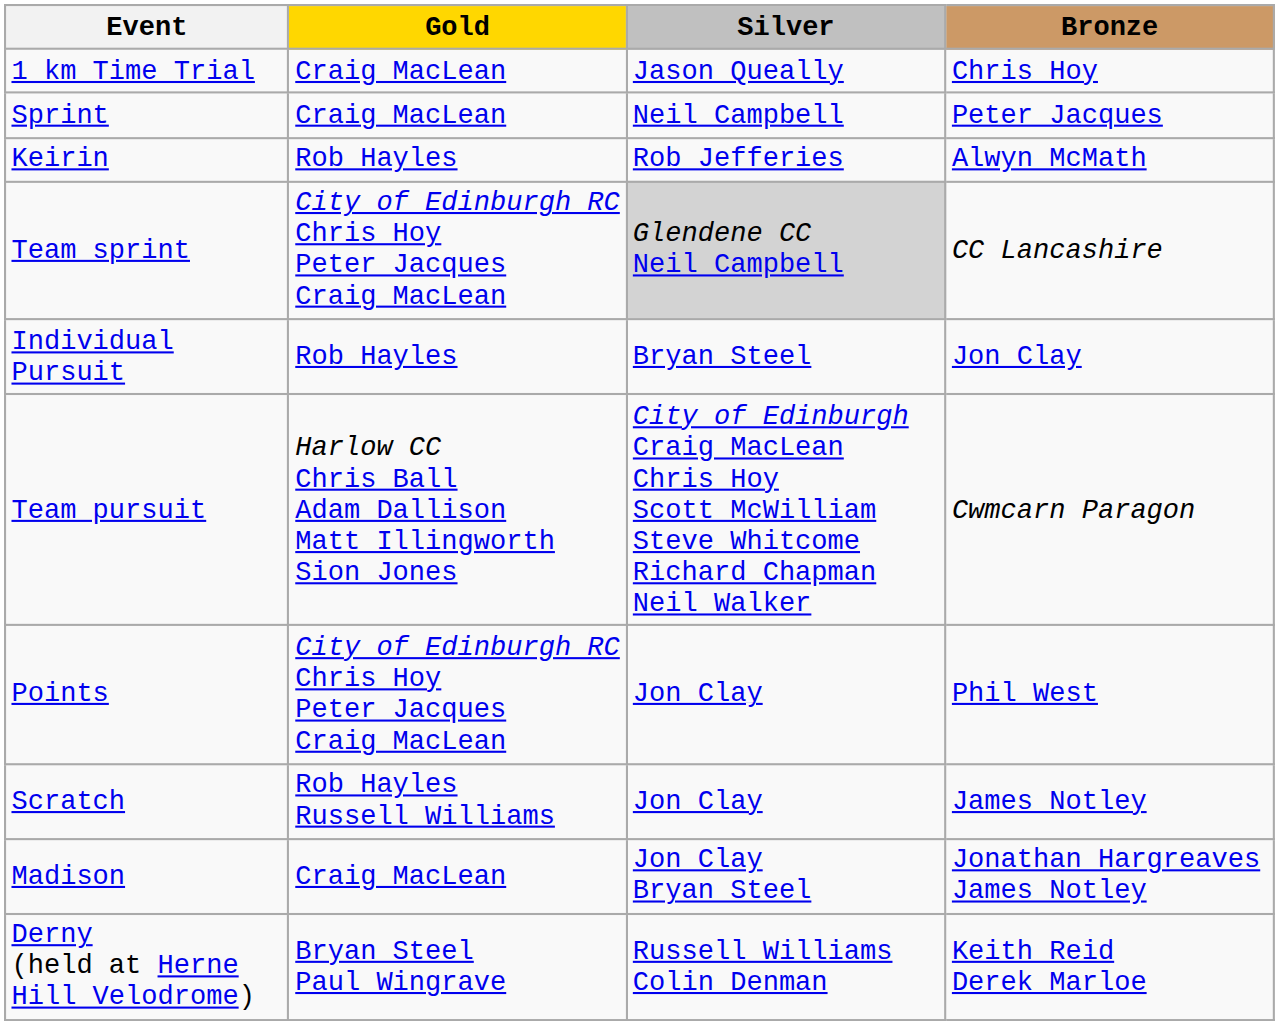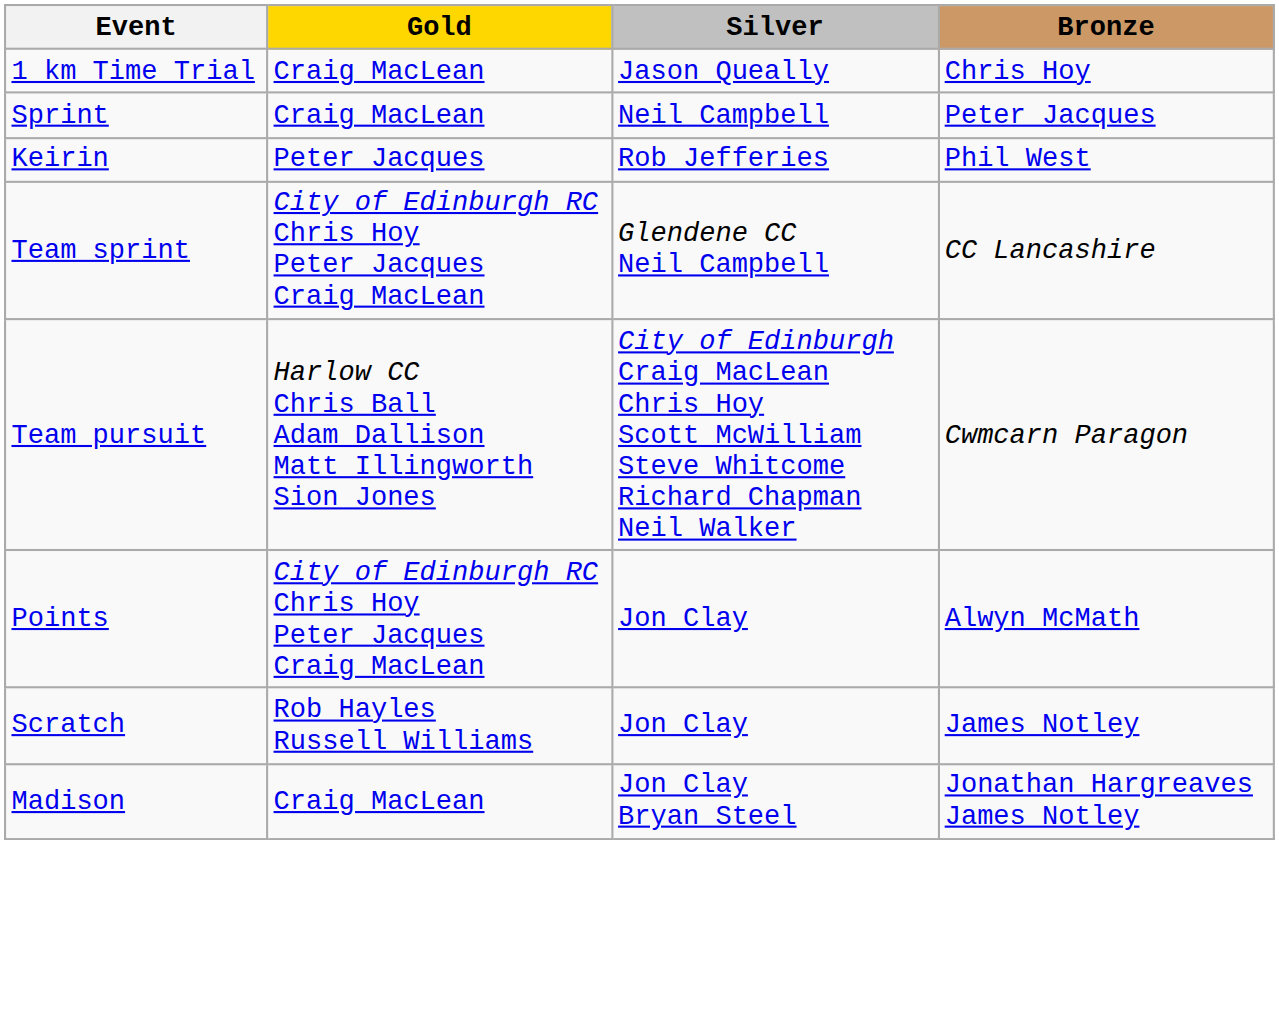(376, 159) Rob Hayles -> (379, 159) Peter Jacques
(1049, 159) Alwyn McMath -> (1018, 159) Phil West
(738, 250) lightgrey background -> (724, 250) no background
- row: (93, 357)
(1025, 694) Phil West -> (1042, 619) Alwyn McMath
- row: (133, 967)
